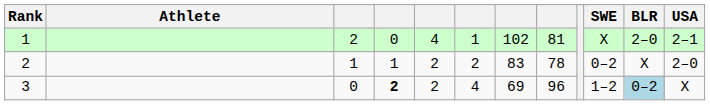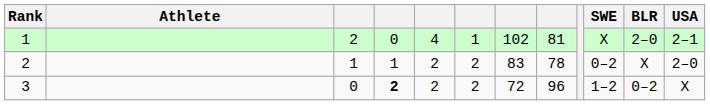(475, 88) 4 -> (475, 88) 2
(516, 88) 69 -> (516, 88) 72
(644, 88) lightblue background -> (644, 88) no background
